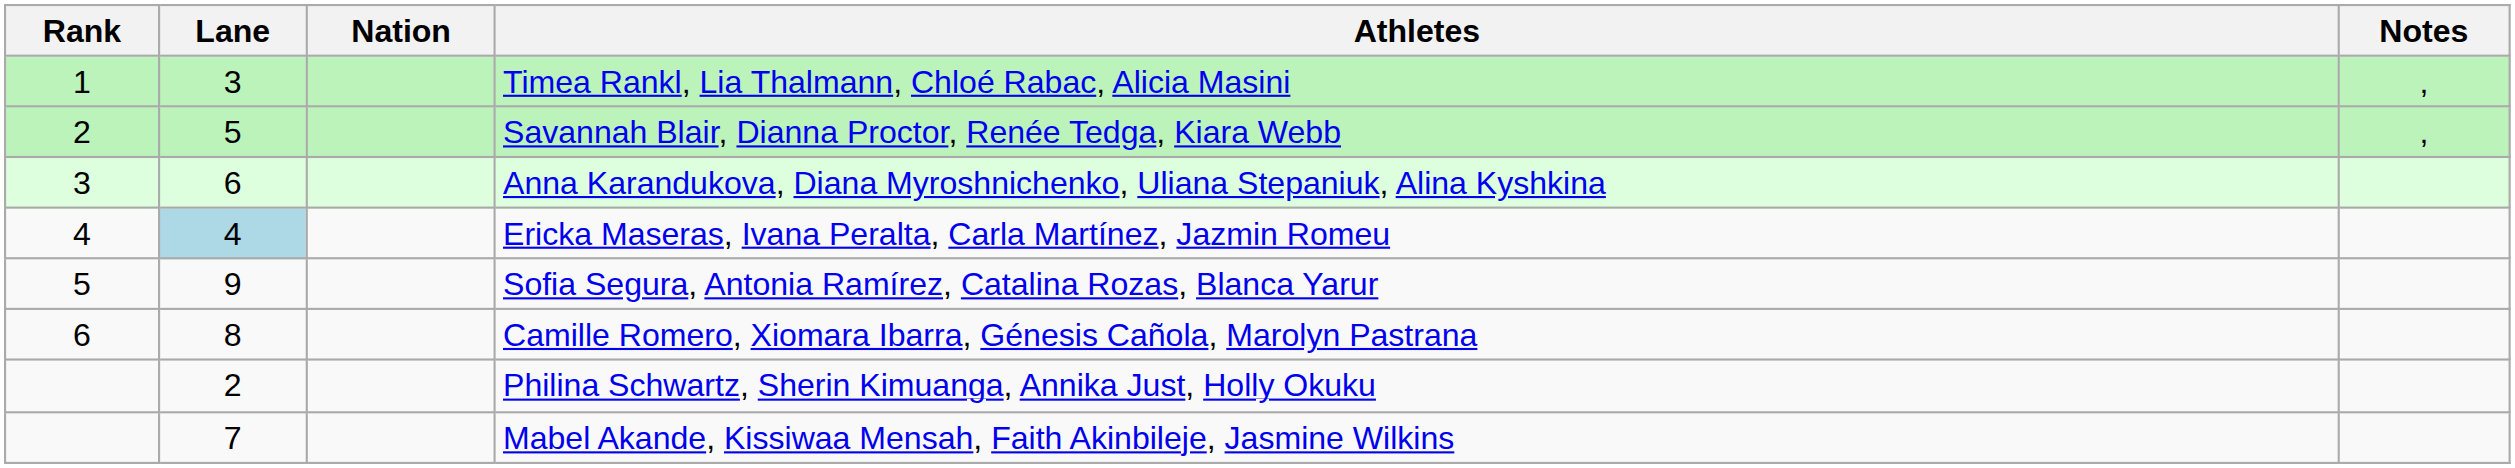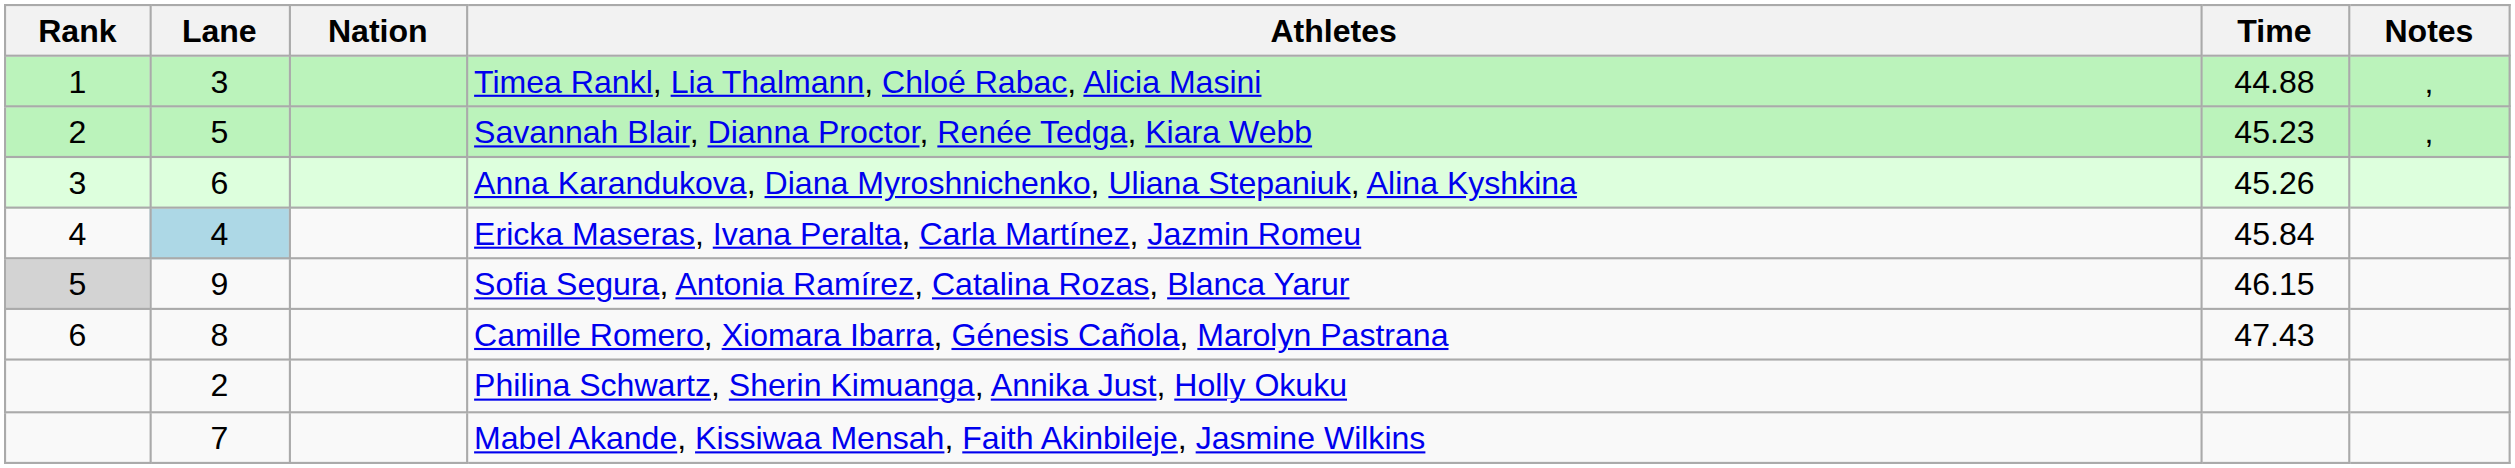+ column: (2274, 31)
(82, 284) no background -> (77, 284) lightgrey background
